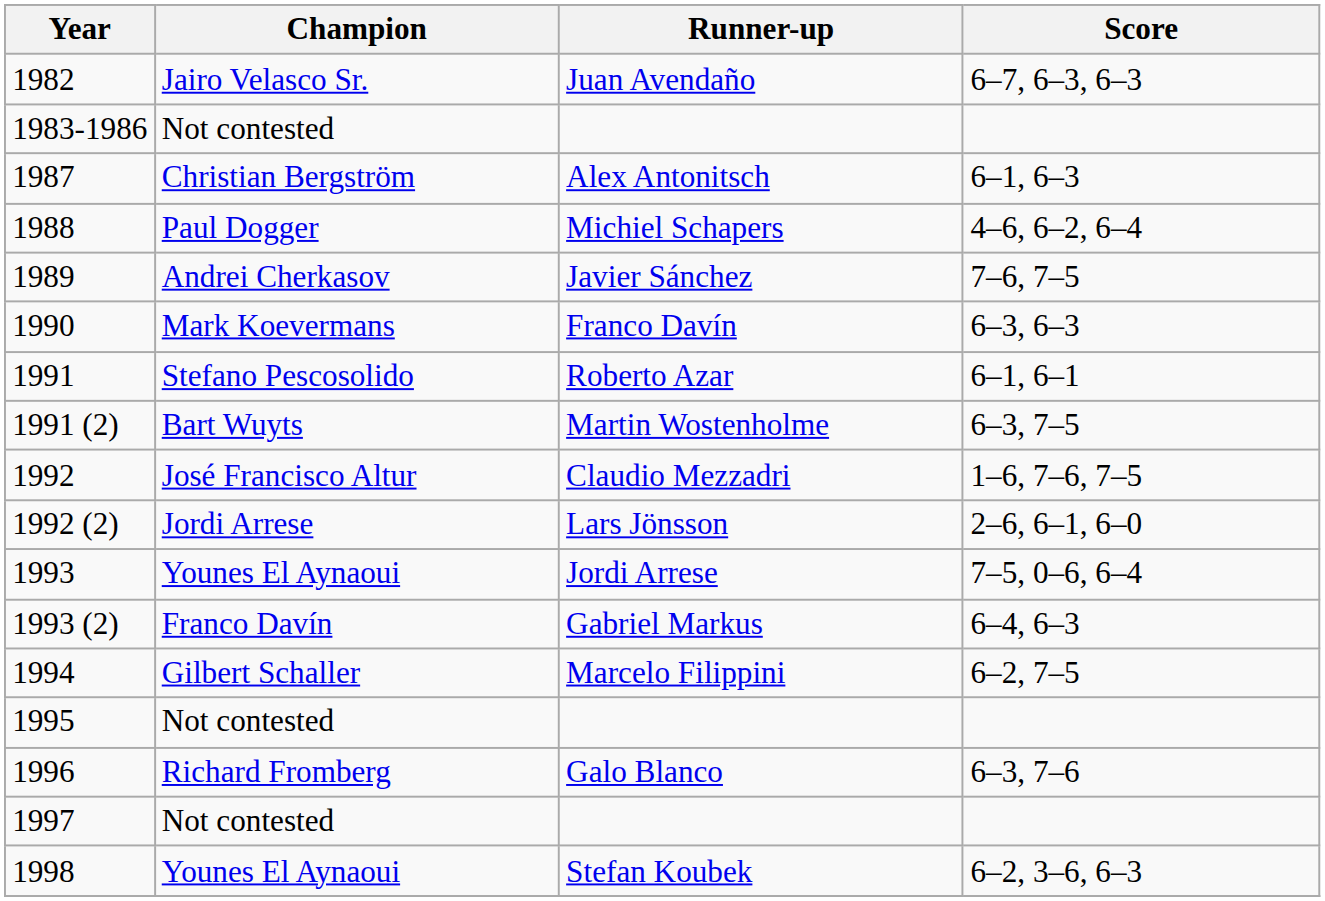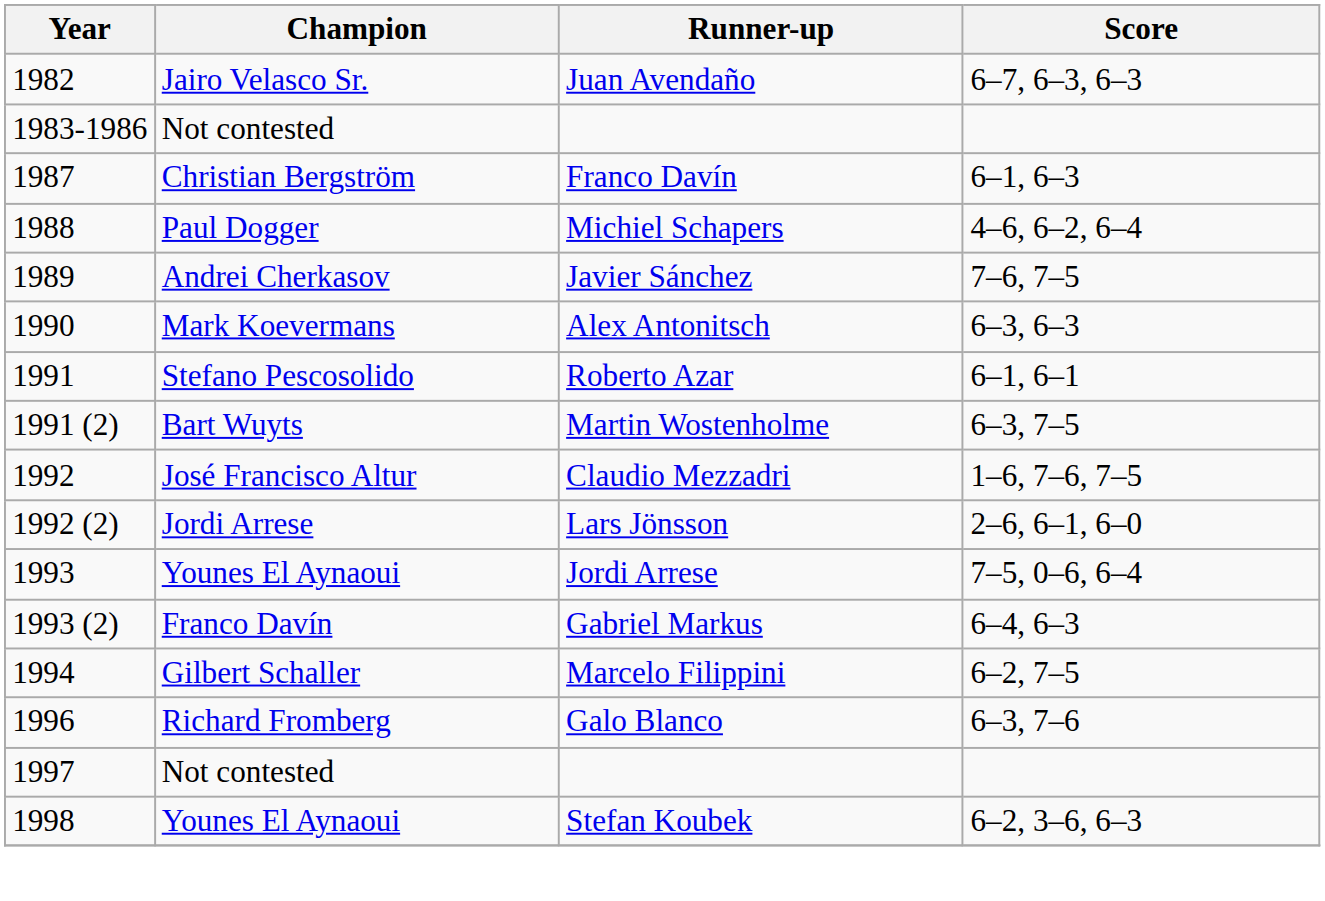(668, 177) Alex Antonitsch -> (651, 177) Franco Davín
(651, 326) Franco Davín -> (668, 326) Alex Antonitsch
- row: (43, 721)
